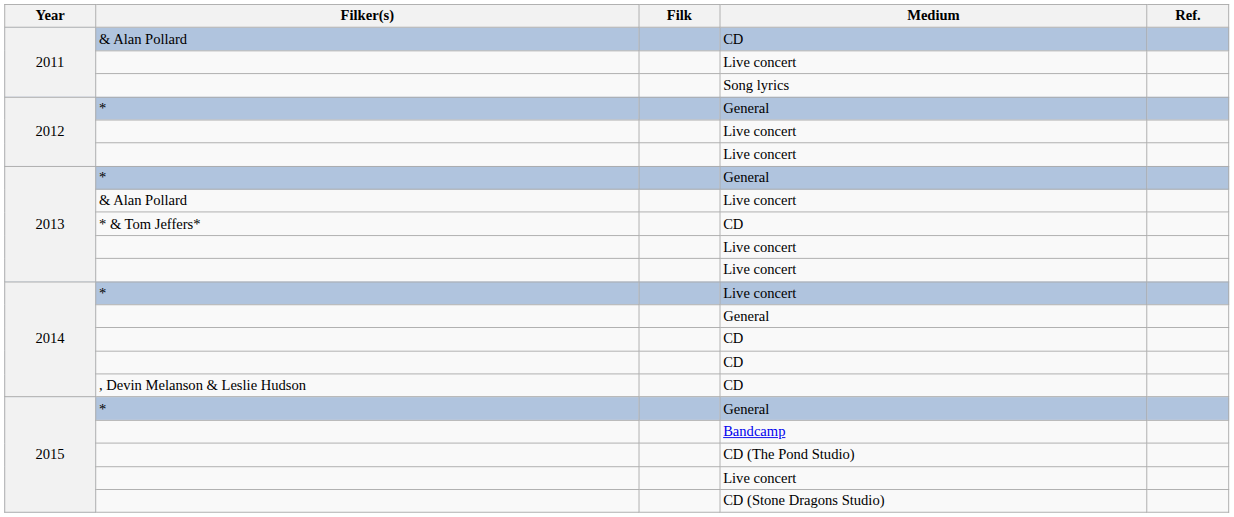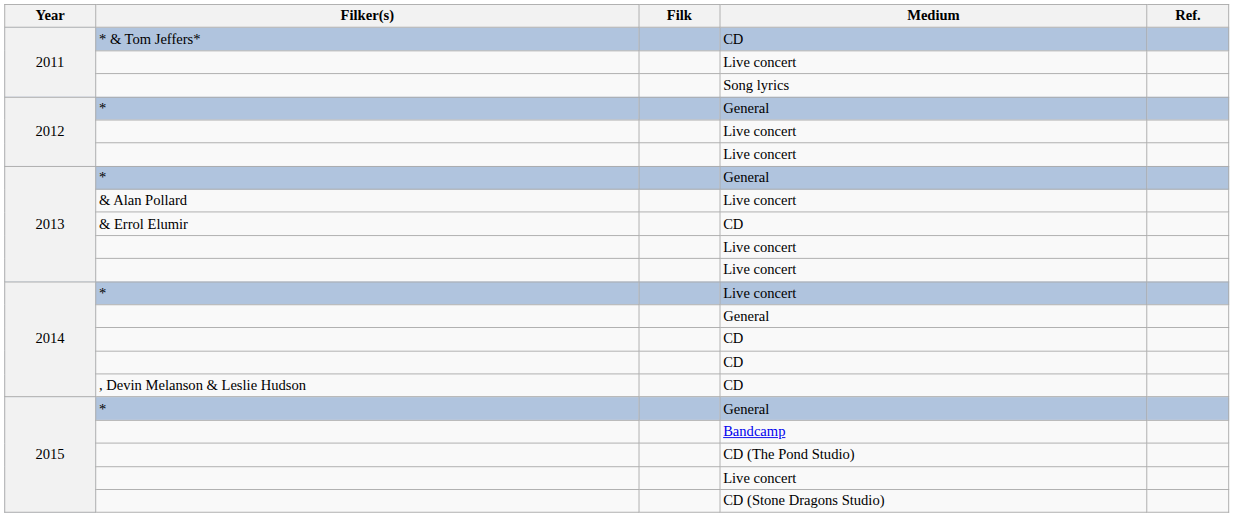(143, 39) & Alan Pollard -> (150, 39) * & Tom Jeffers*
(150, 223) * & Tom Jeffers* -> (143, 223) & Errol Elumir
